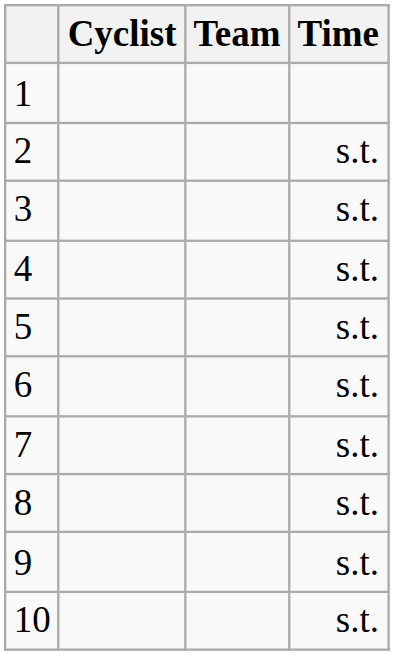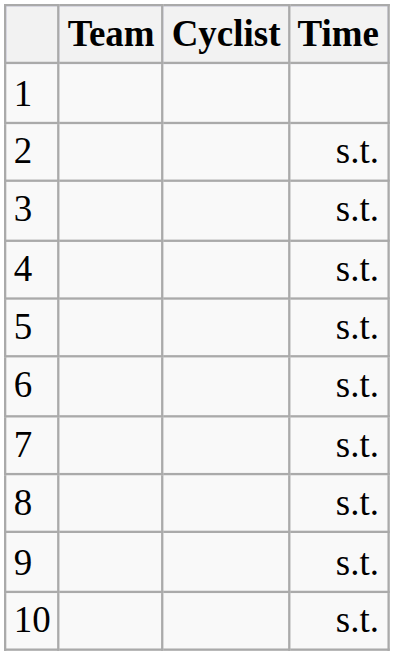columns swapped: (122, 33) <-> (237, 33)
